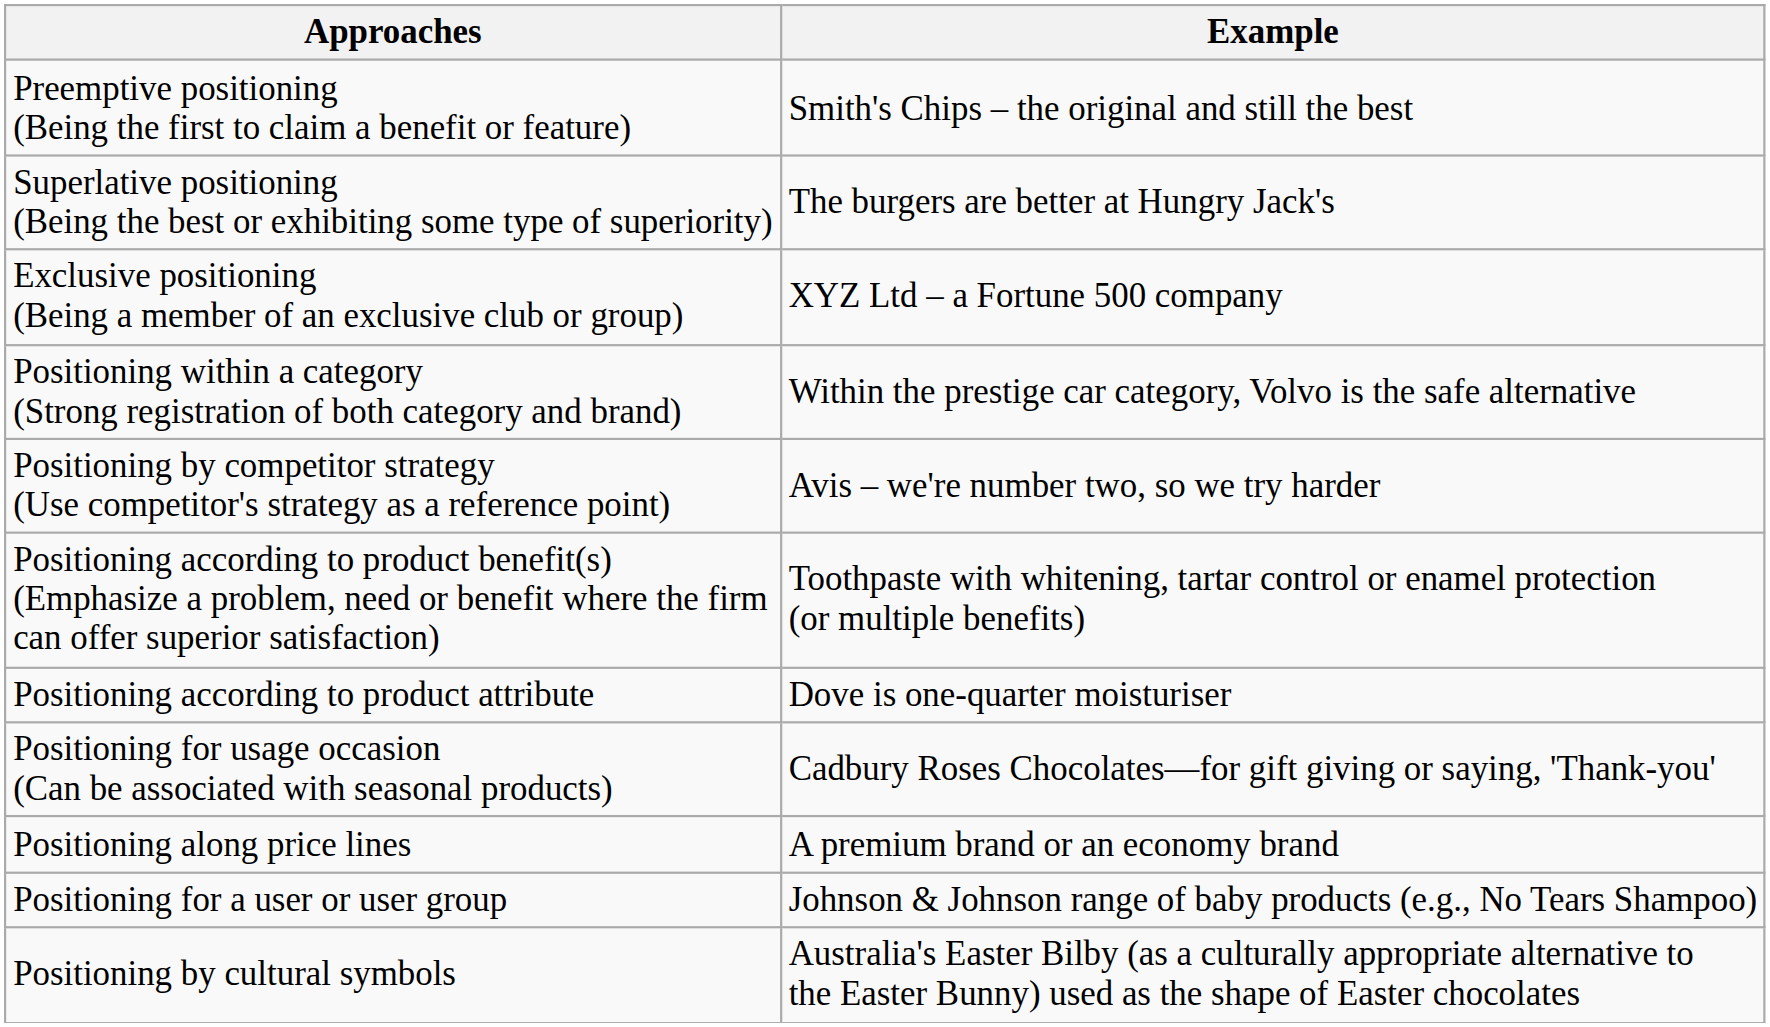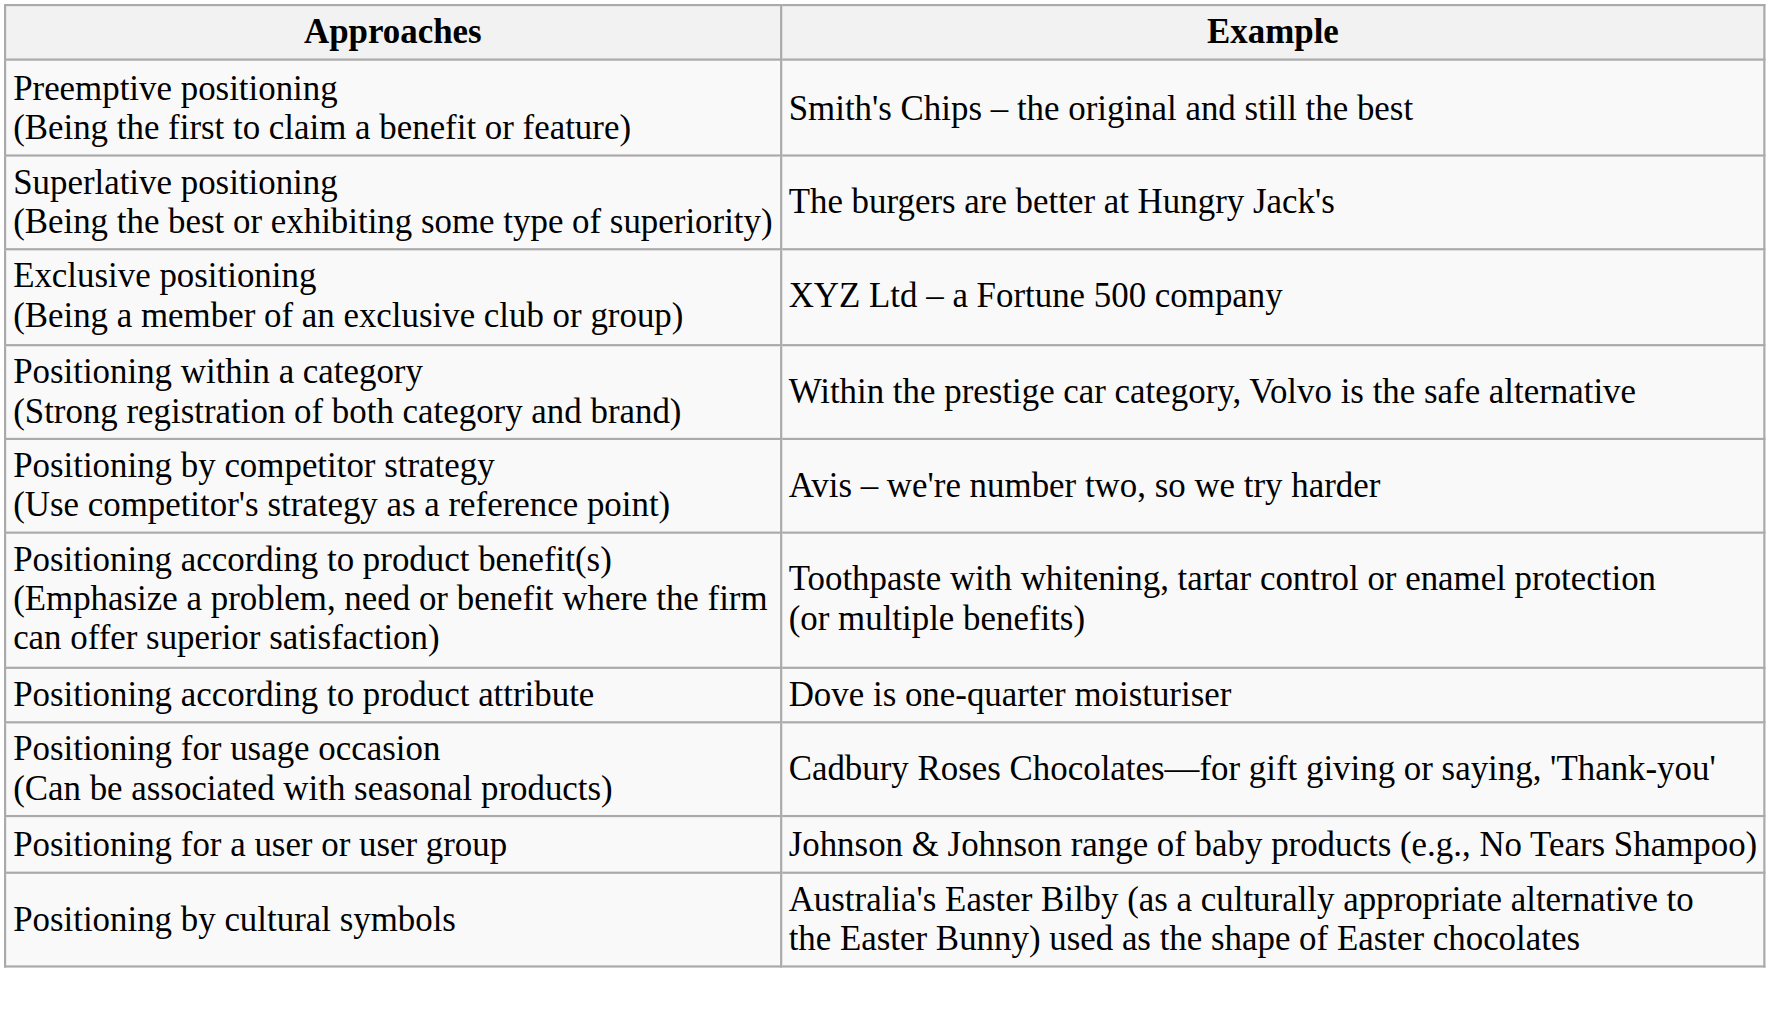- row: (212, 843)
